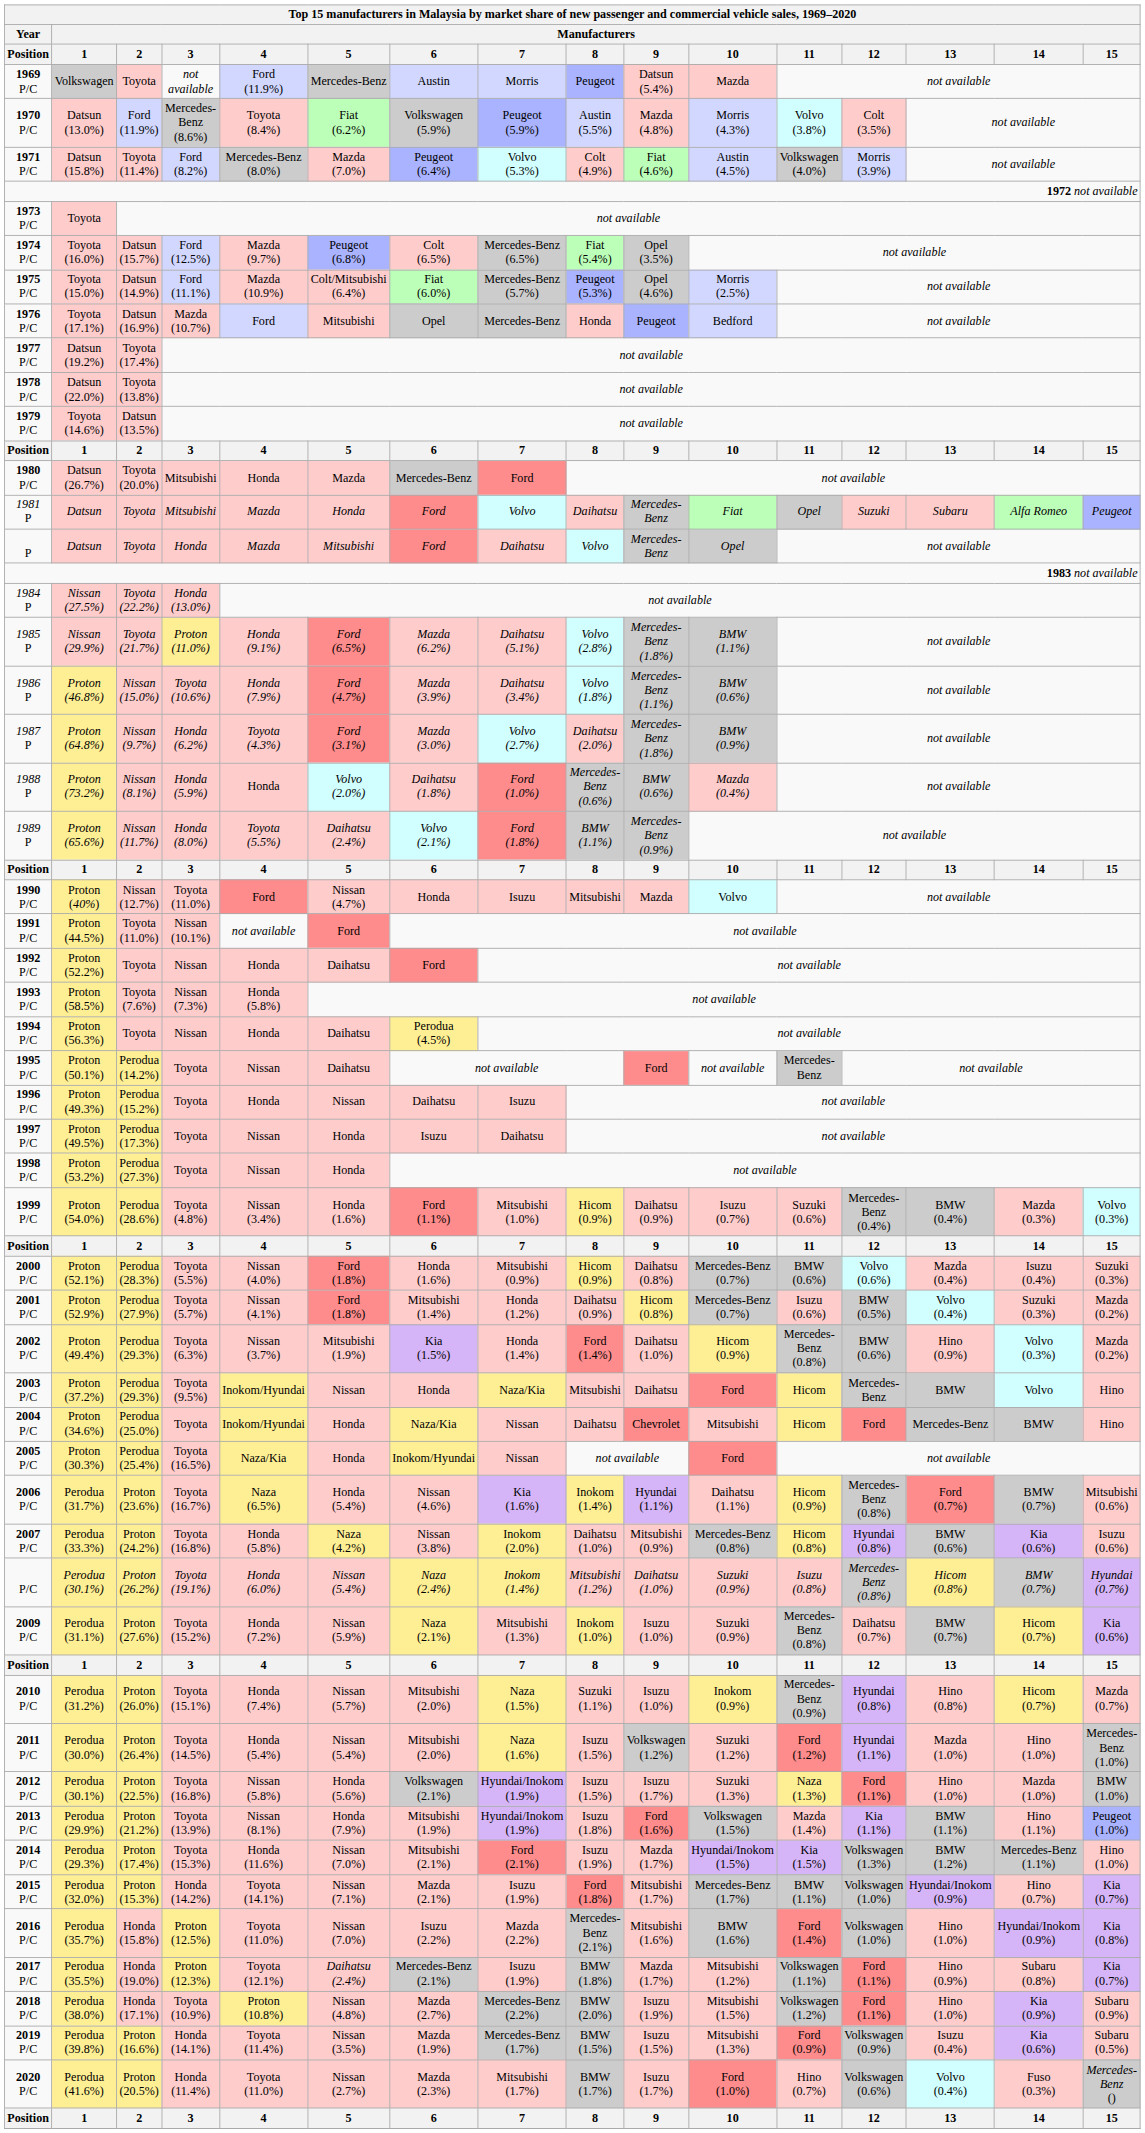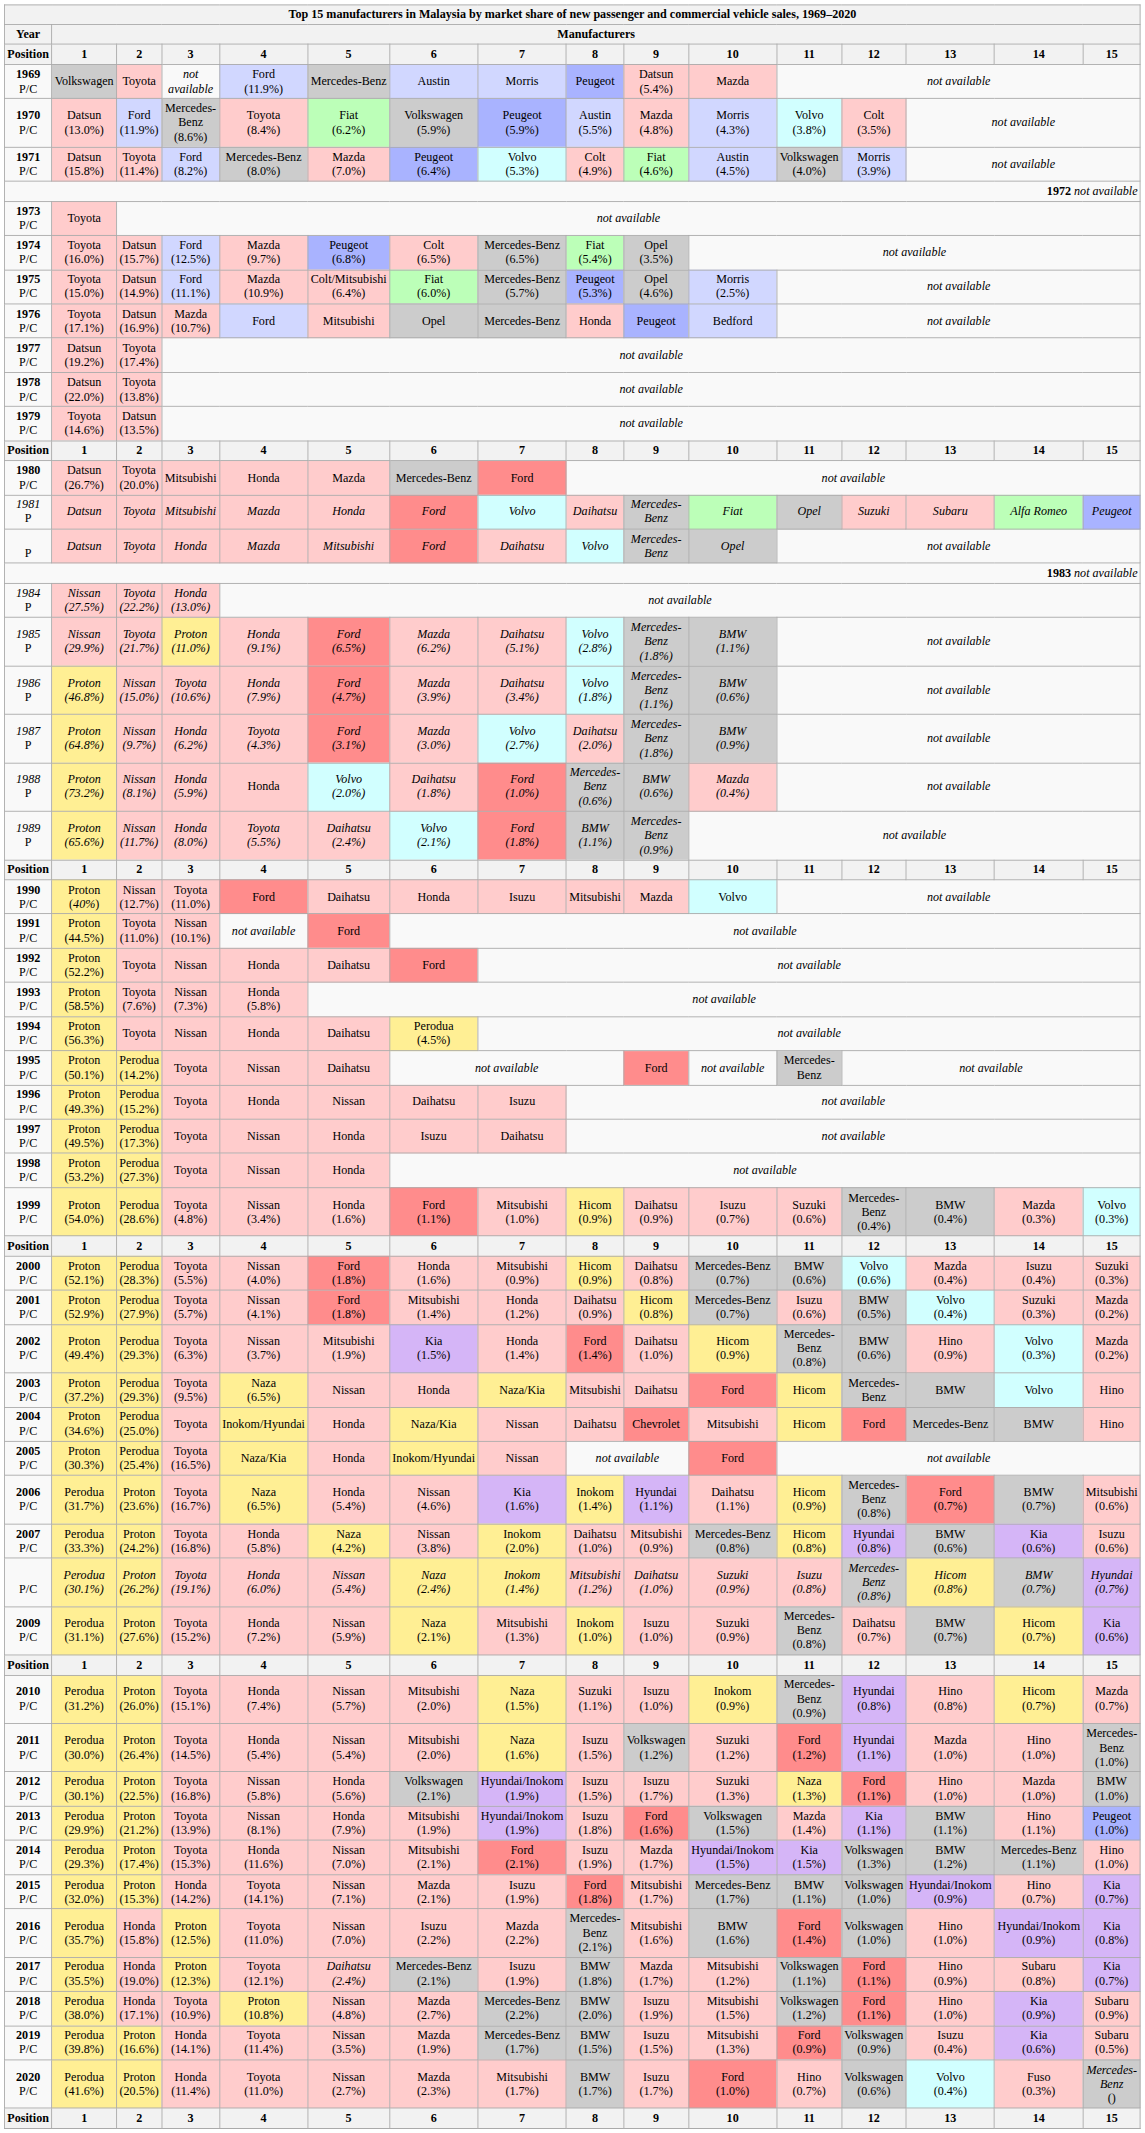(349, 896) Nissan (4.7%) -> (349, 896) Daihatsu
(264, 1390) Inokom/Hyundai -> (264, 1390) Naza (6.5%)
